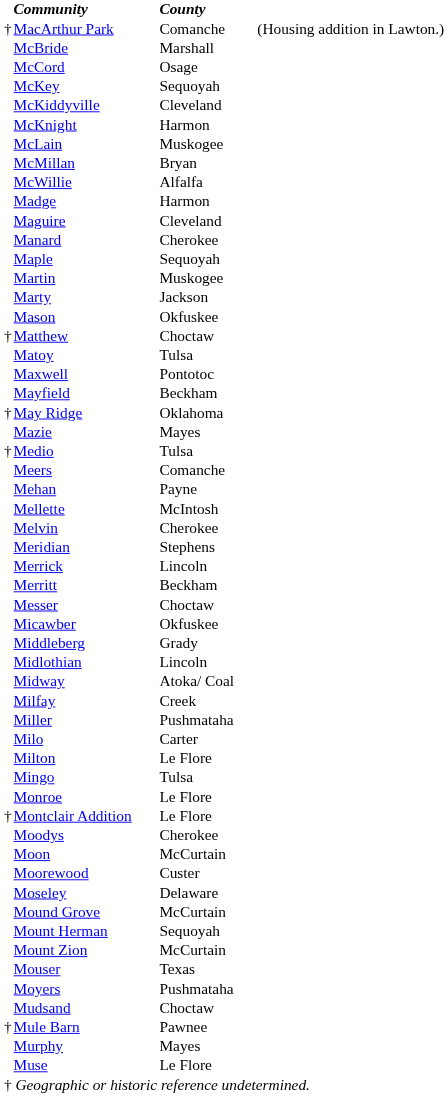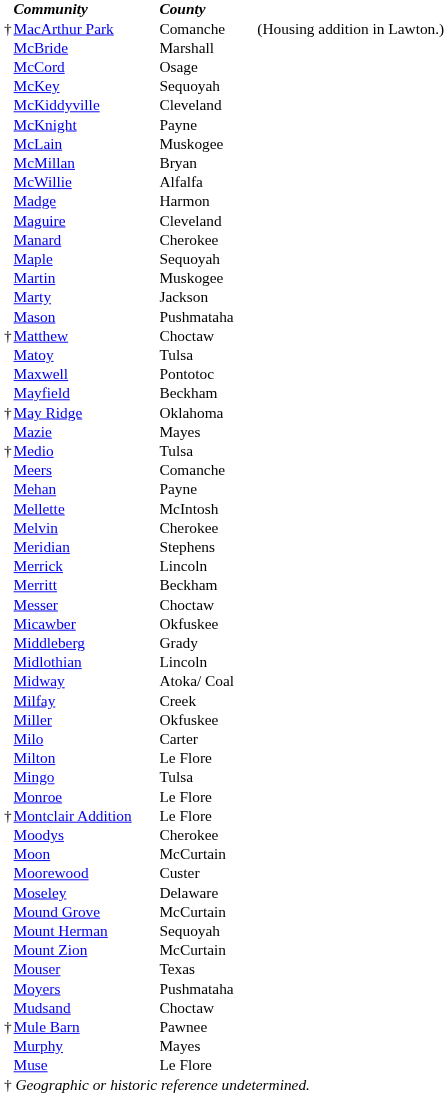(185, 124) Harmon -> (178, 124) Payne
(189, 316) Okfuskee -> (197, 316) Pushmataha
(197, 719) Pushmataha -> (189, 719) Okfuskee
